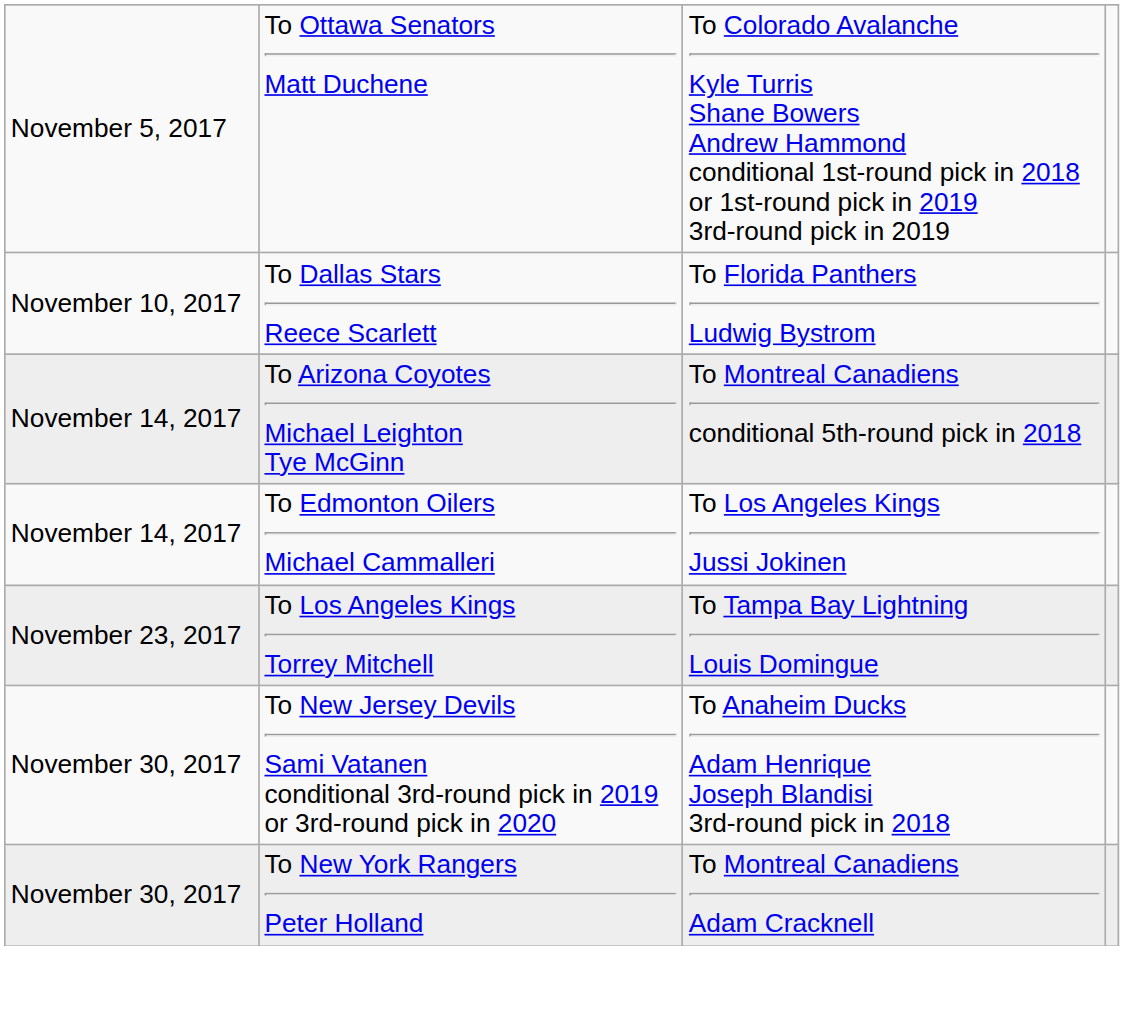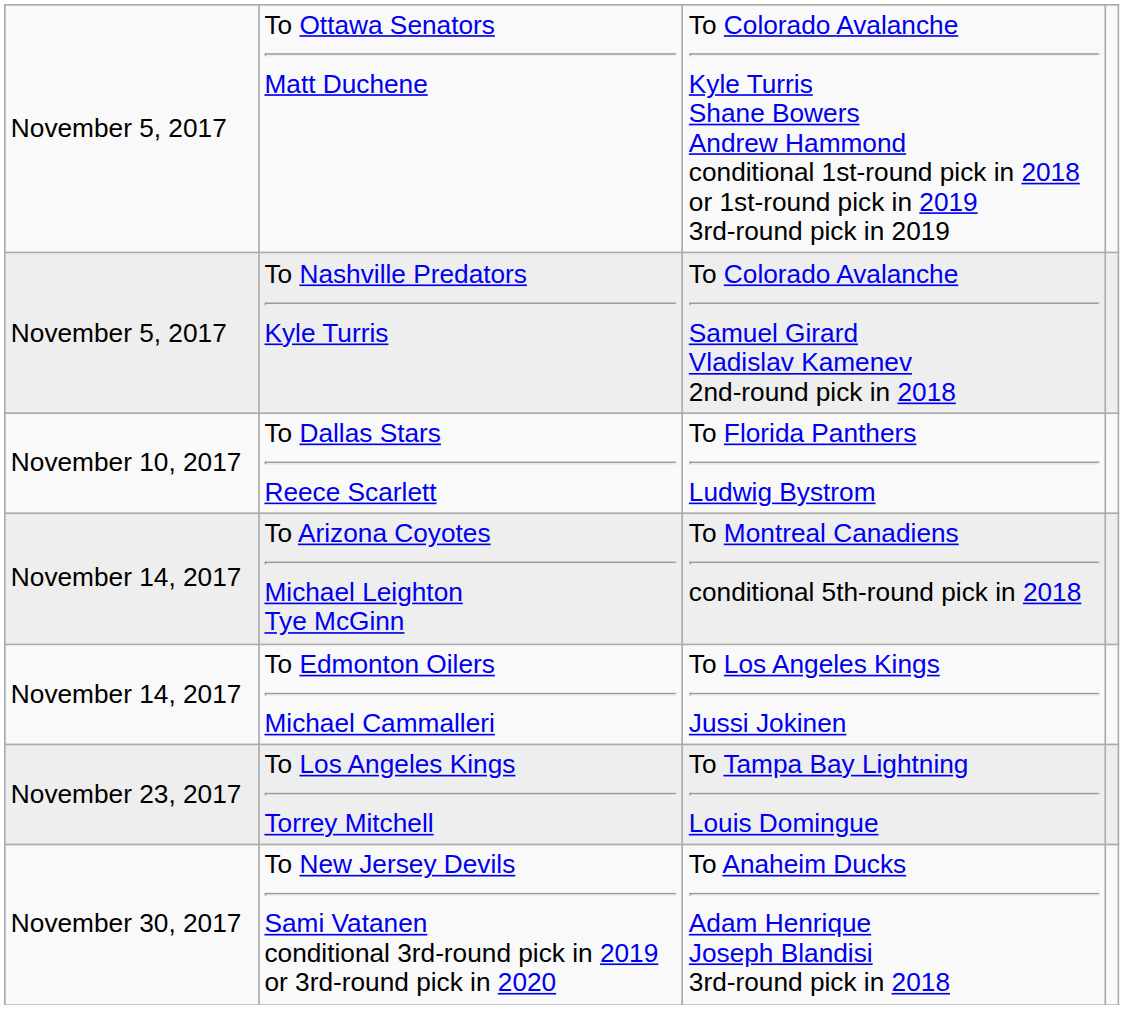+ row: (471, 303)
- row: (471, 894)
